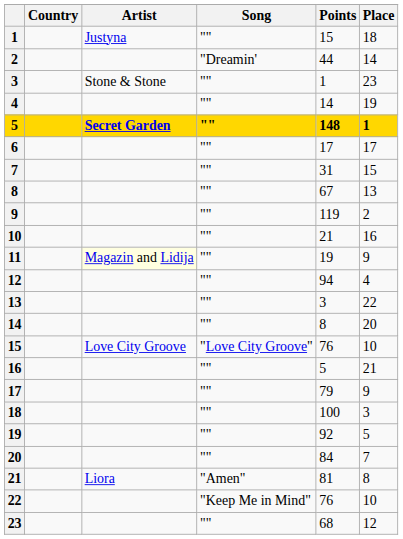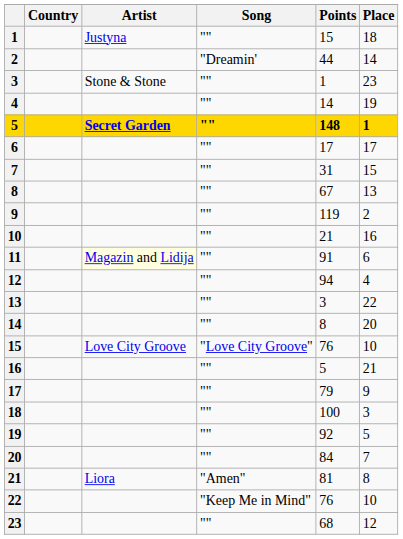(326, 258) 19 -> (326, 258) 91
(366, 258) 9 -> (366, 258) 6
